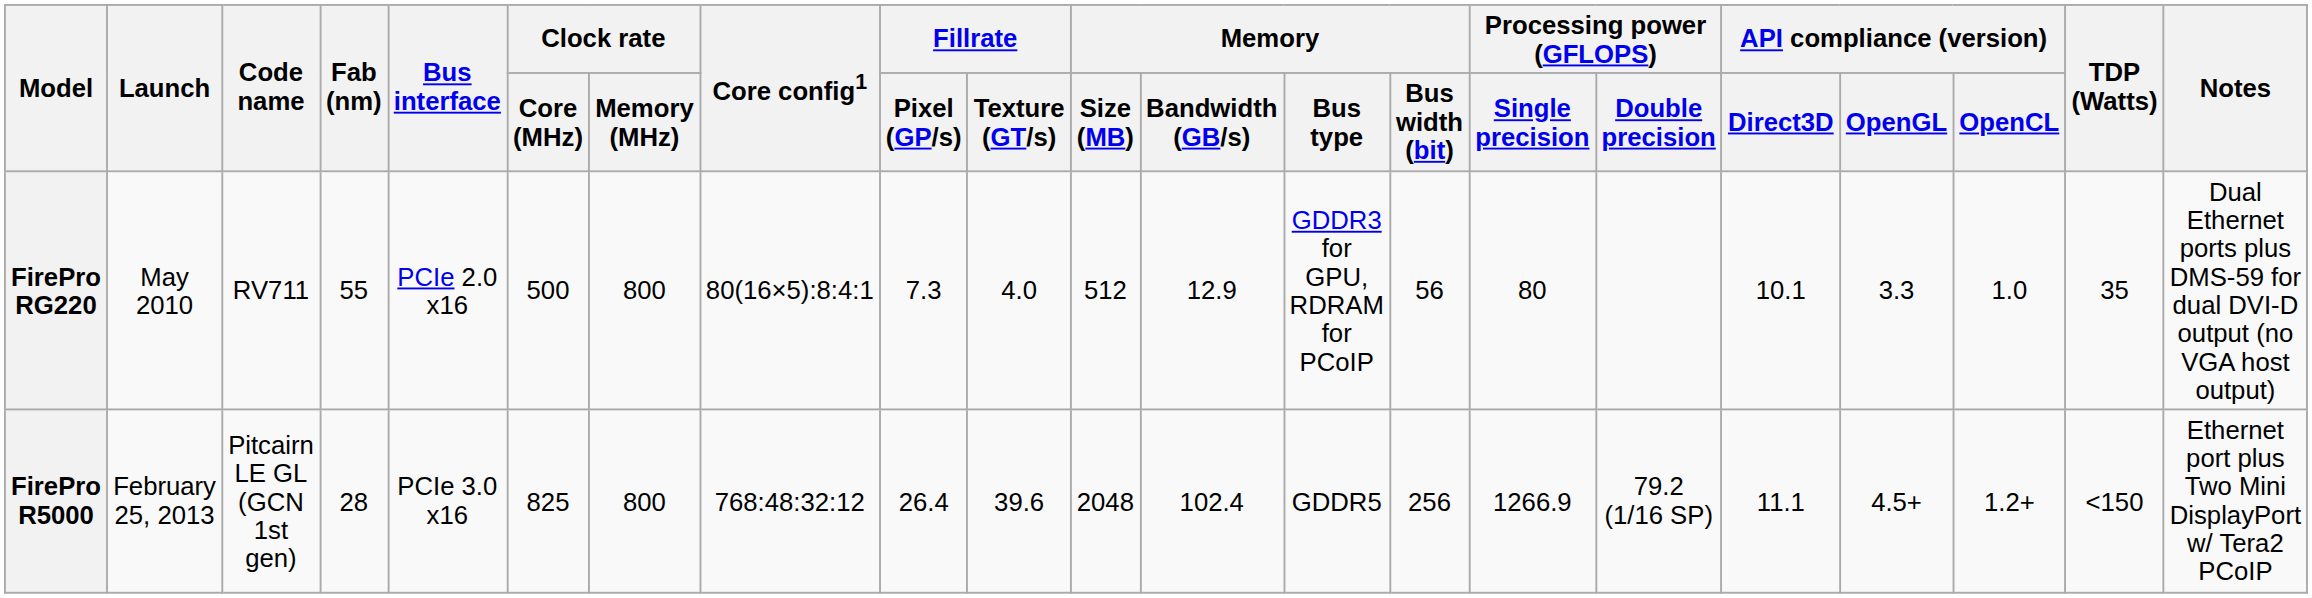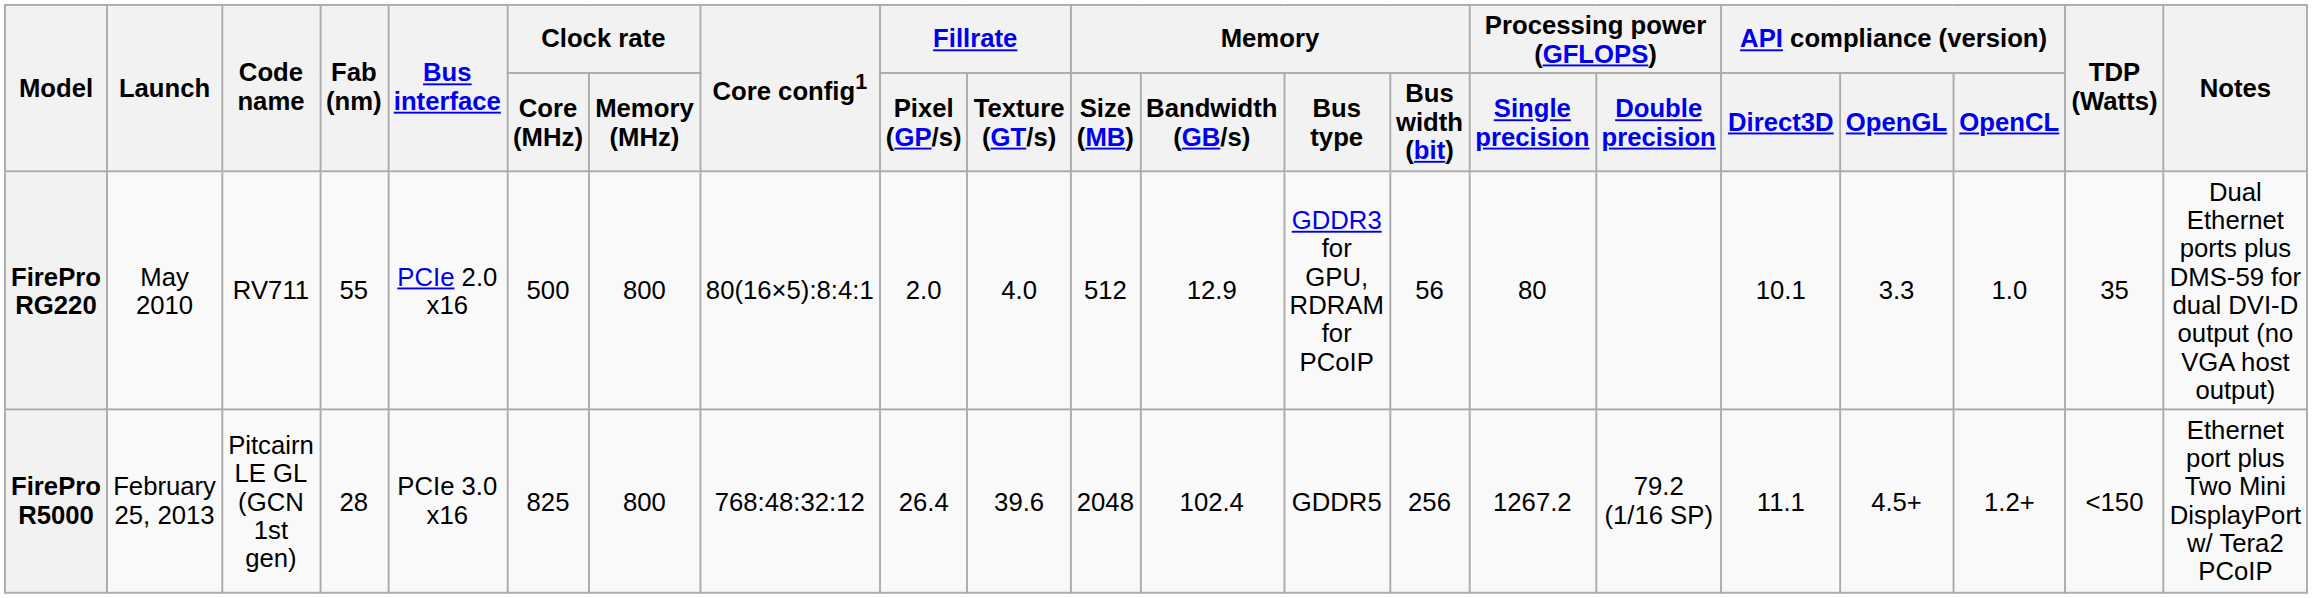(924, 290) 7.3 -> (924, 290) 2.0
(1532, 501) 1266.9 -> (1532, 501) 1267.2
